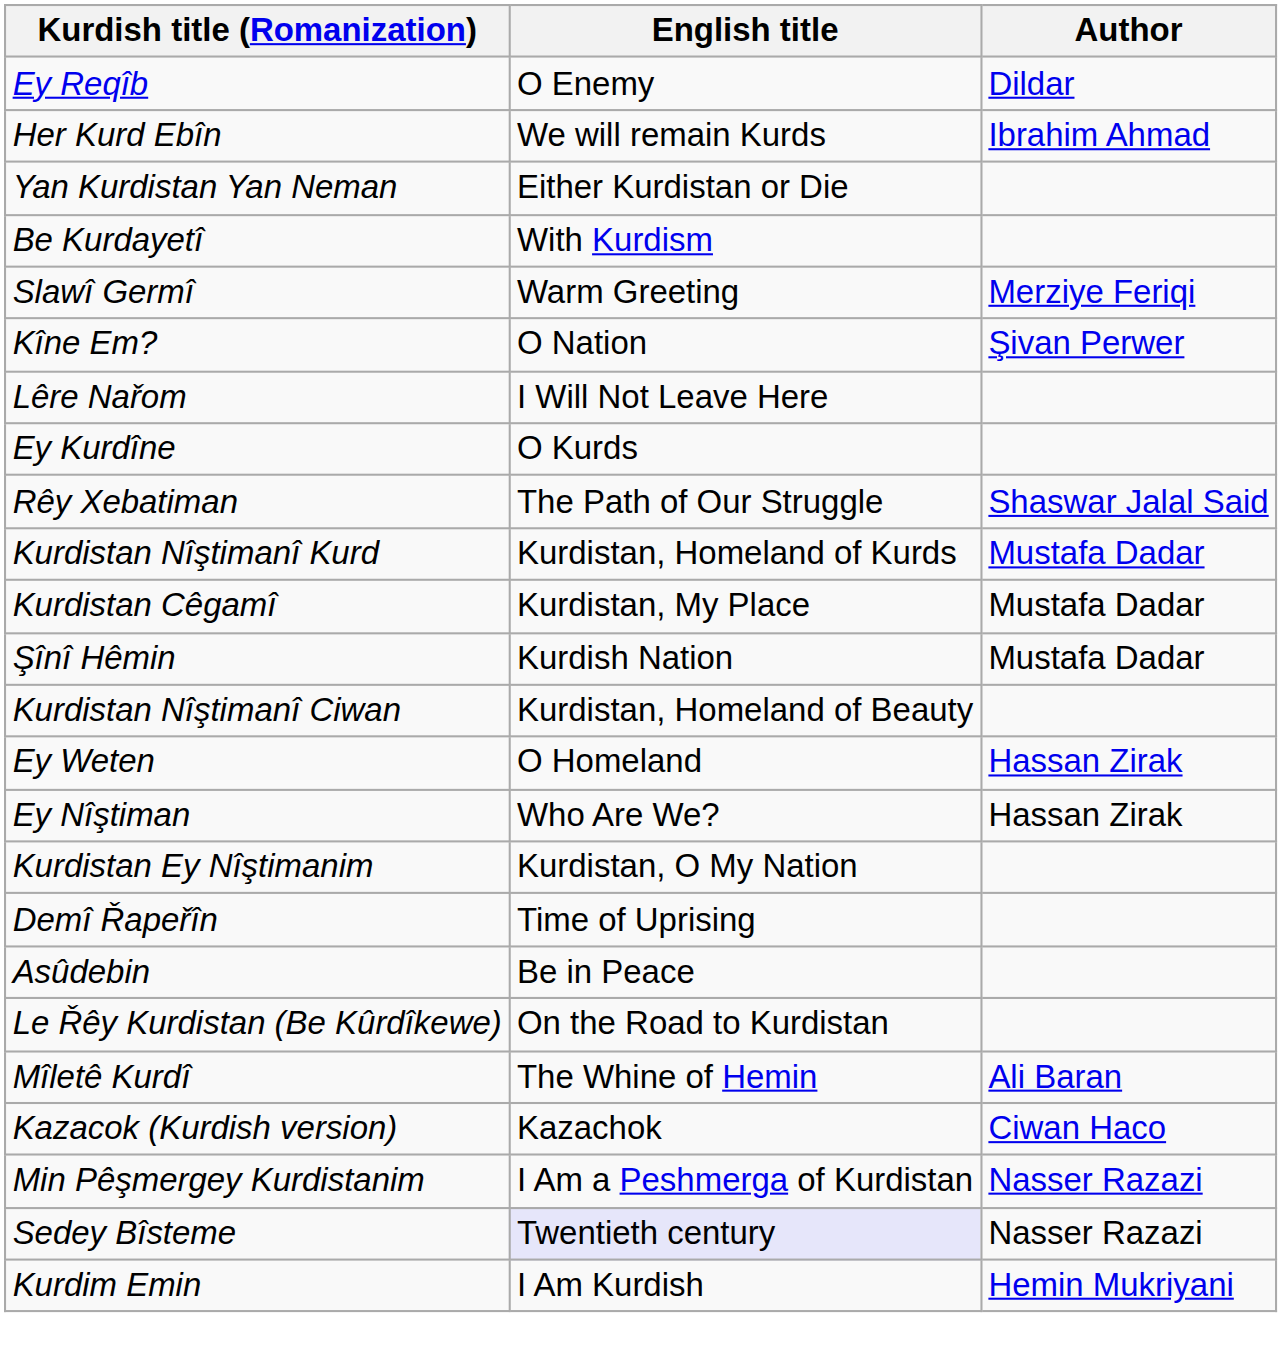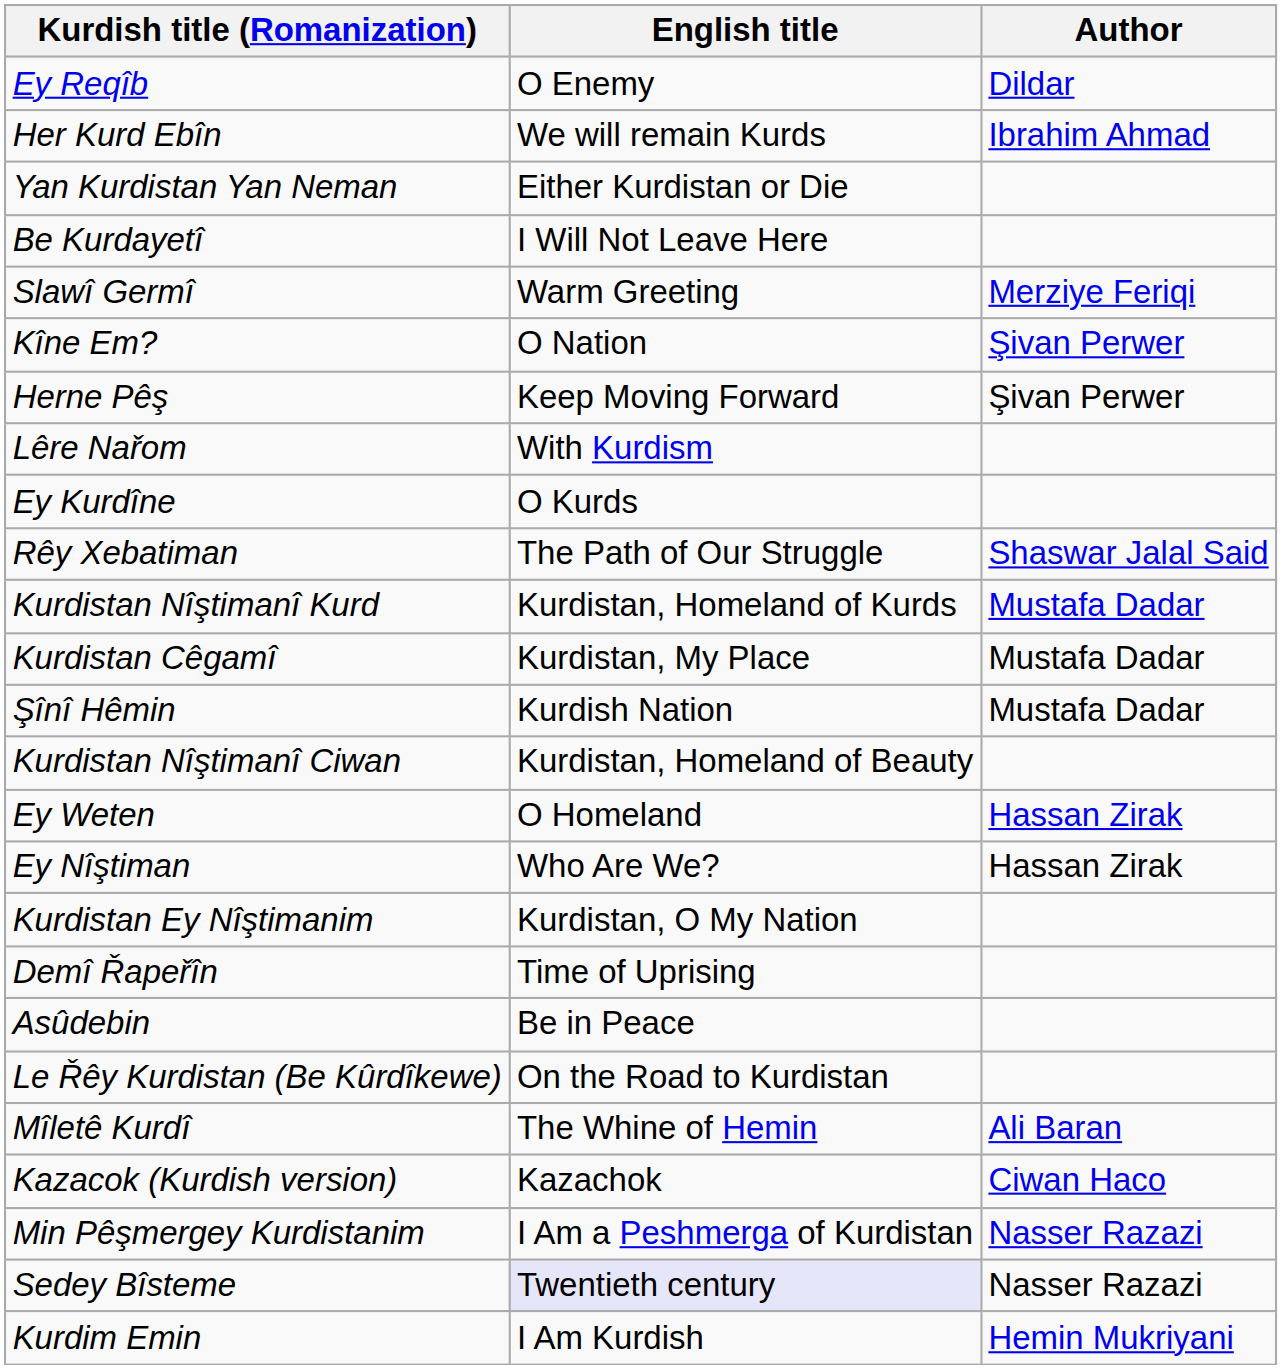(615, 239) With Kurdism -> (673, 239) I Will Not Leave Here
+ row: (90, 396)
(673, 396) I Will Not Leave Here -> (615, 448) With Kurdism
